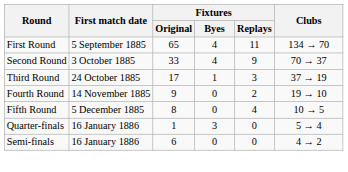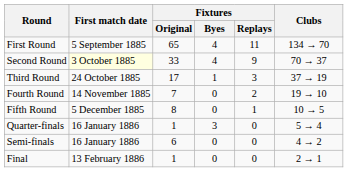(103, 61) no background -> (103, 61) lightyellow background
(174, 93) 9 -> (174, 93) 7
(254, 110) 4 -> (254, 110) 1
+ row: (17, 158)
